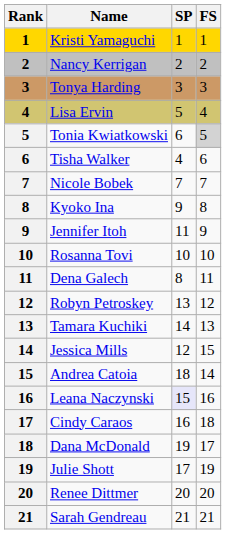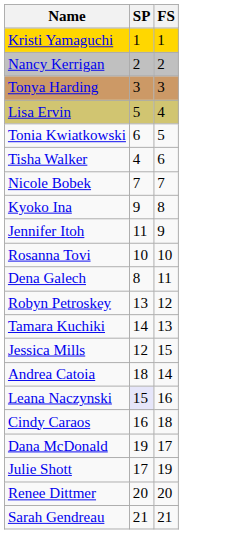- column: (25, 16)
(203, 135) lightgrey background -> (161, 135) no background
